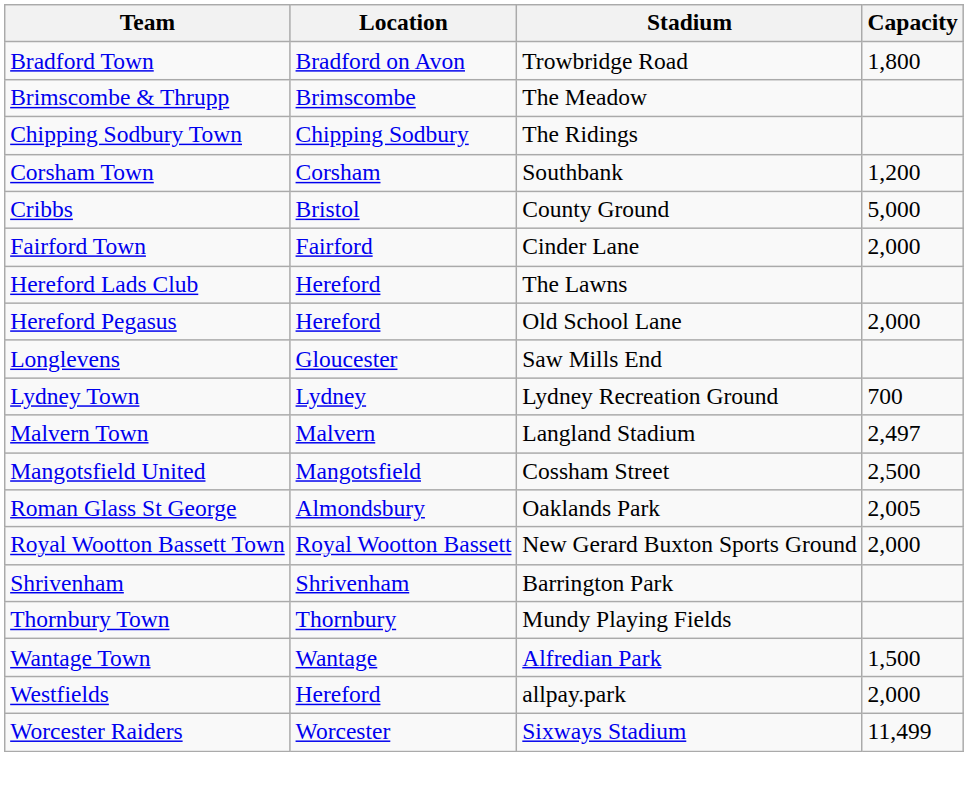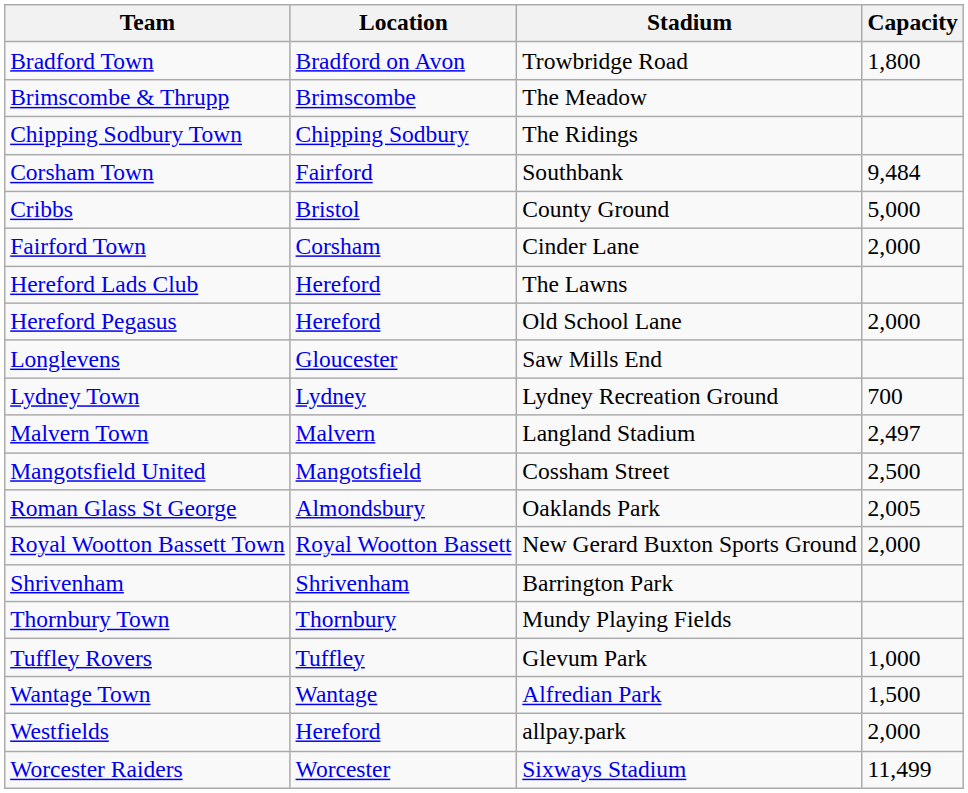(338, 172) Corsham -> (334, 172) Fairford
(894, 172) 1,200 -> (894, 172) 9,484
(334, 246) Fairford -> (338, 246) Corsham
+ row: (81, 657)
